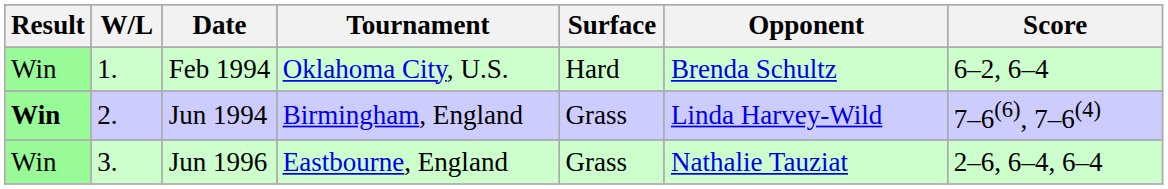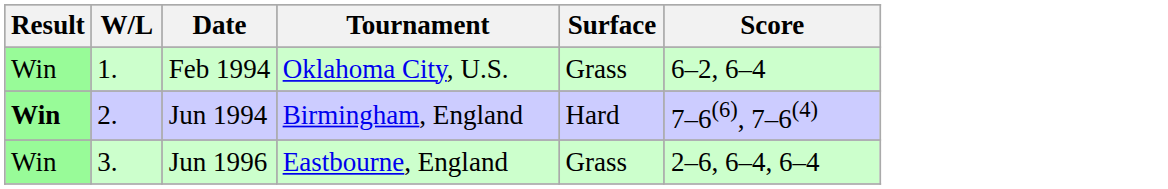- column: (806, 25)
(593, 68) Hard -> (596, 68) Grass
(596, 115) Grass -> (593, 115) Hard
